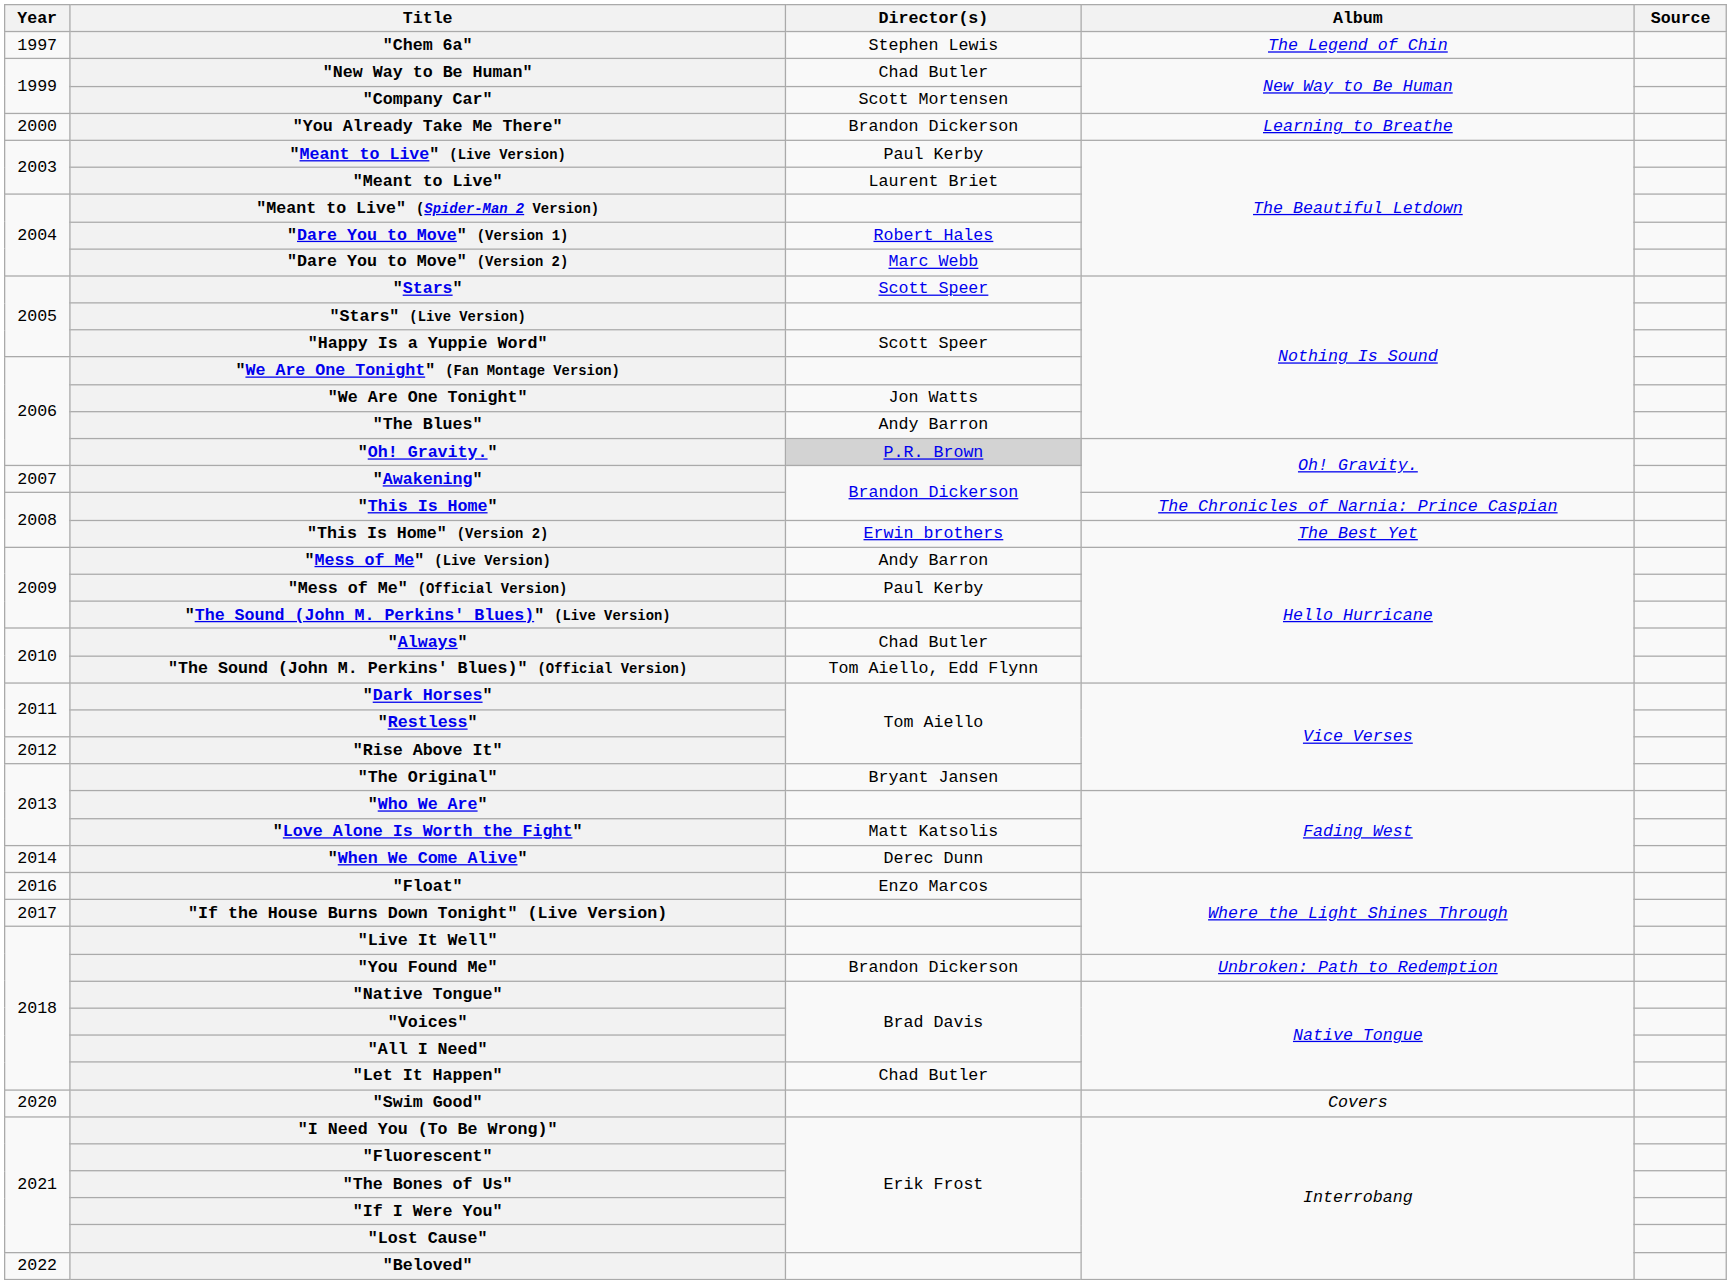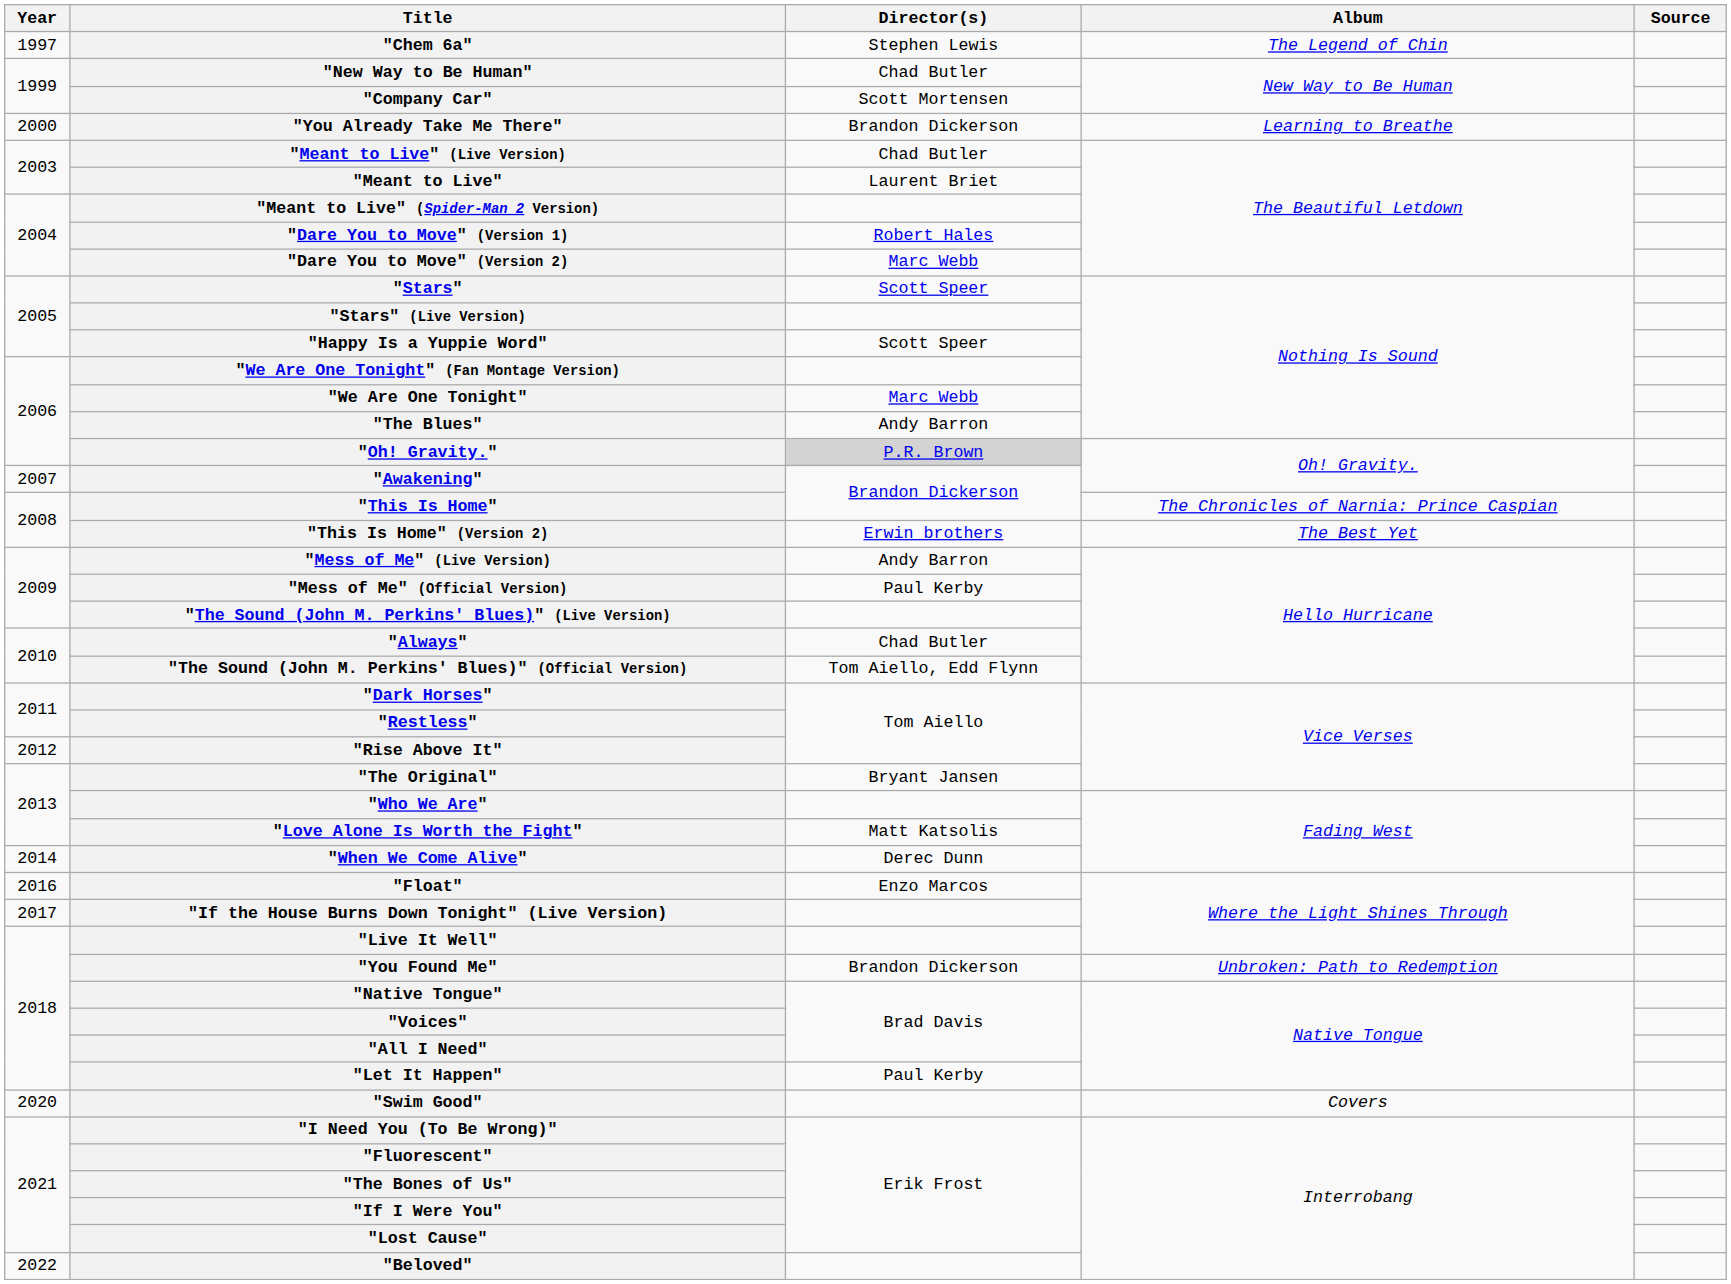(933, 154) Paul Kerby -> (933, 154) Chad Butler
(933, 398) Jon Watts -> (933, 398) Marc Webb
(933, 1076) Chad Butler -> (933, 1076) Paul Kerby
